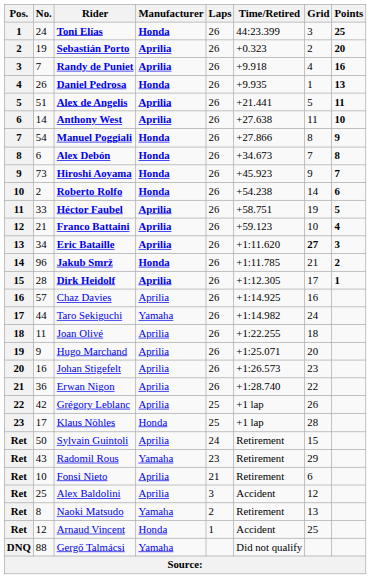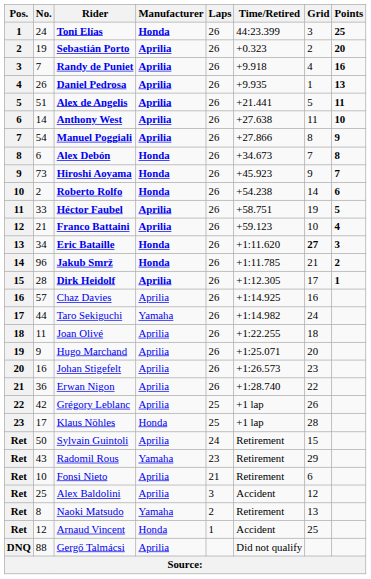(154, 84) Honda -> (155, 84) Aprilia
(154, 138) Honda -> (155, 138) Aprilia
(155, 244) Aprilia -> (154, 244) Honda
(156, 547) Yamaha -> (154, 547) Aprilia
